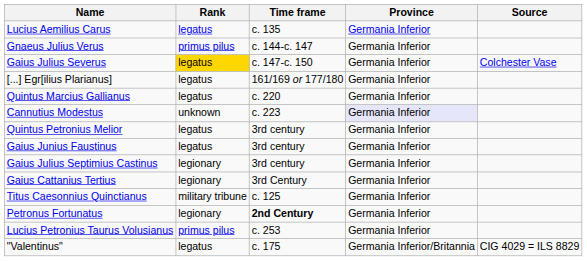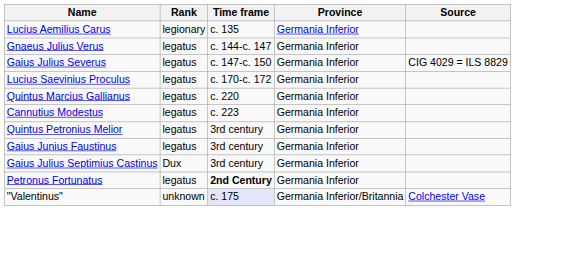(195, 29) legatus -> (184, 29) legionary
(206, 46) primus pilus -> (179, 46) legatus
(195, 63) gold background -> (179, 63) no background
(518, 63) Colchester Vase -> (458, 63) CIG 4029 = ILS 8829
- row: (59, 79)
+ row: (68, 79)
(199, 113) unknown -> (179, 113) legatus
(389, 113) lavender background -> (318, 113) no background
(200, 163) legionary -> (172, 163) Dux
- row: (61, 180)
- row: (77, 197)
(200, 213) legionary -> (179, 180) legatus
- row: (90, 230)
(195, 247) legatus -> (184, 197) unknown
(266, 247) no background -> (225, 197) lavender background
(530, 247) CIG 4029 = ILS 8829 -> (447, 197) Colchester Vase
